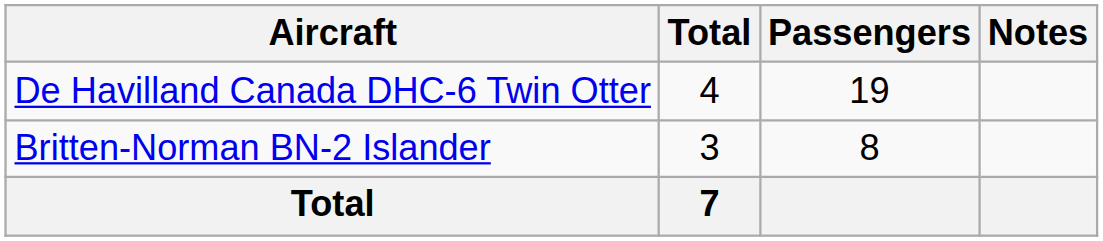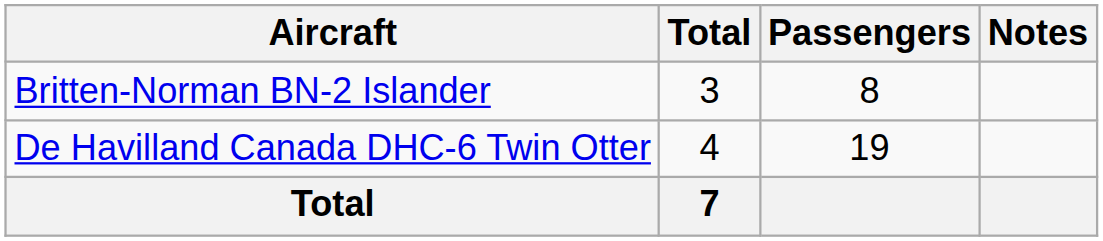rows swapped: (333, 90) <-> (253, 147)
